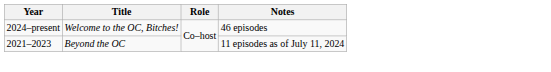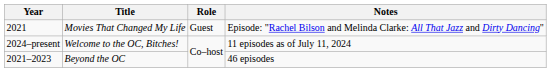+ row: (125, 28)
(244, 28) 46 episodes -> (289, 43) 11 episodes as of July 11, 2024
(283, 43) 11 episodes as of July 11, 2024 -> (251, 59) 46 episodes
